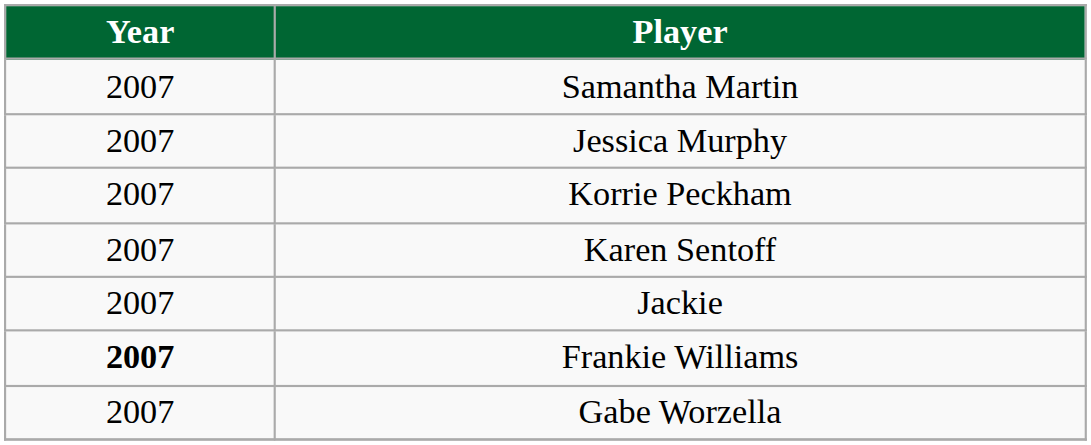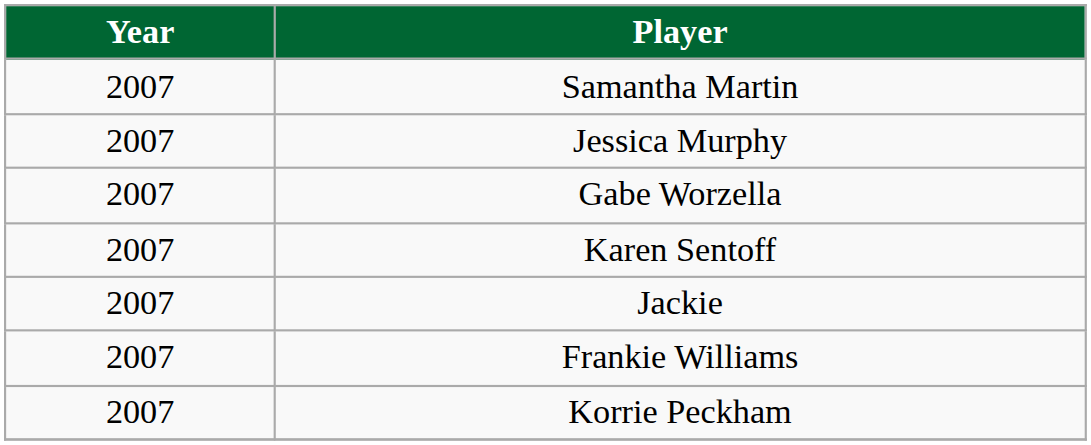rows swapped: (680, 194) <-> (680, 411)
(140, 357) bold -> (140, 357) normal
